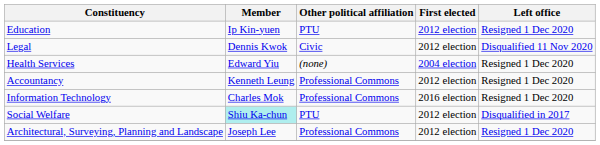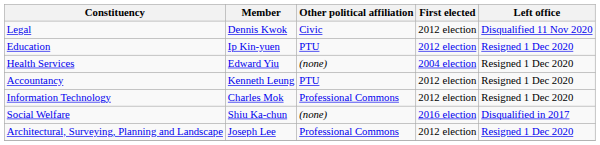rows swapped: (29, 30) <-> (19, 47)
(349, 81) Professional Commons -> (309, 81) PTU
(447, 98) 2016 election -> (447, 98) 2012 election
(258, 115) paleturquoise background -> (258, 115) no background
(309, 115) PTU -> (313, 115) (none)
(447, 115) 2012 election -> (447, 115) 2016 election
